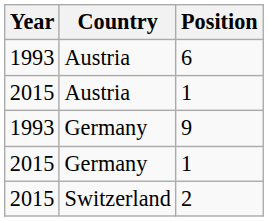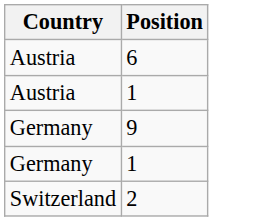- column: (32, 22)
